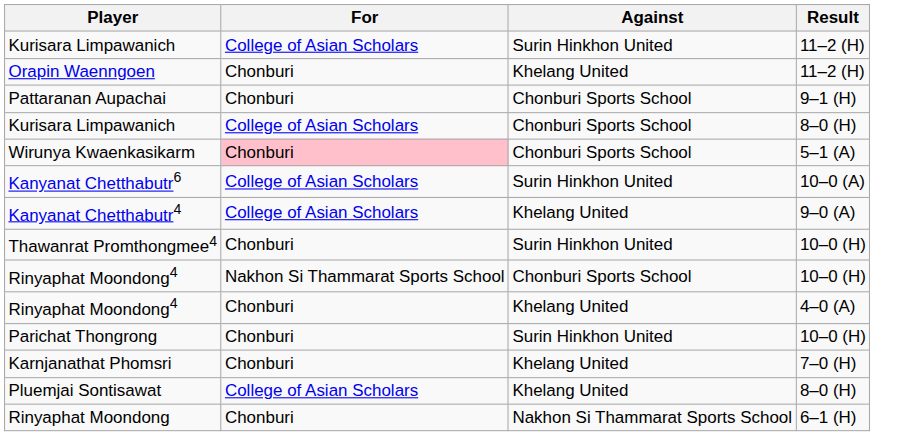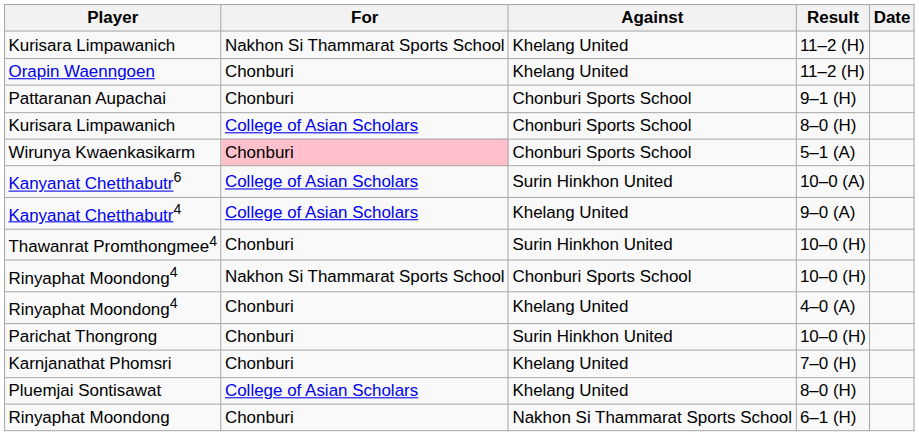+ column: (892, 17)
(322, 44) College of Asian Scholars -> (365, 44) Nakhon Si Thammarat Sports School
(593, 44) Surin Hinkhon United -> (570, 44) Khelang United
